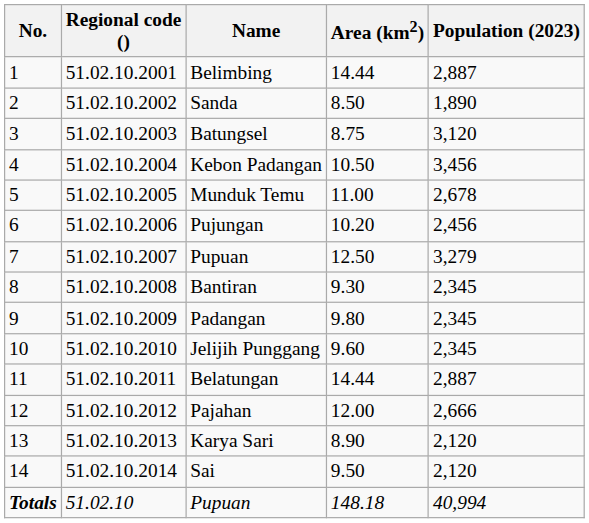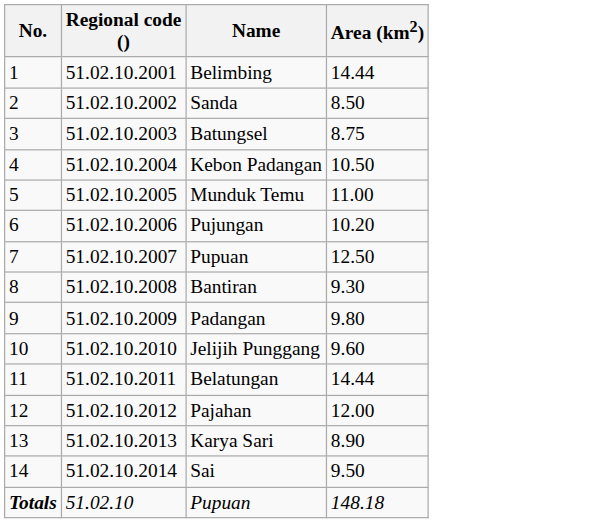- column: (506, 30)
